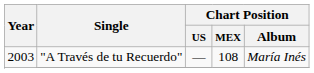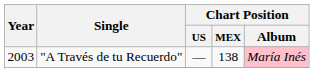(228, 57) 108 -> (228, 57) 138
(277, 57) no background -> (277, 57) pink background
